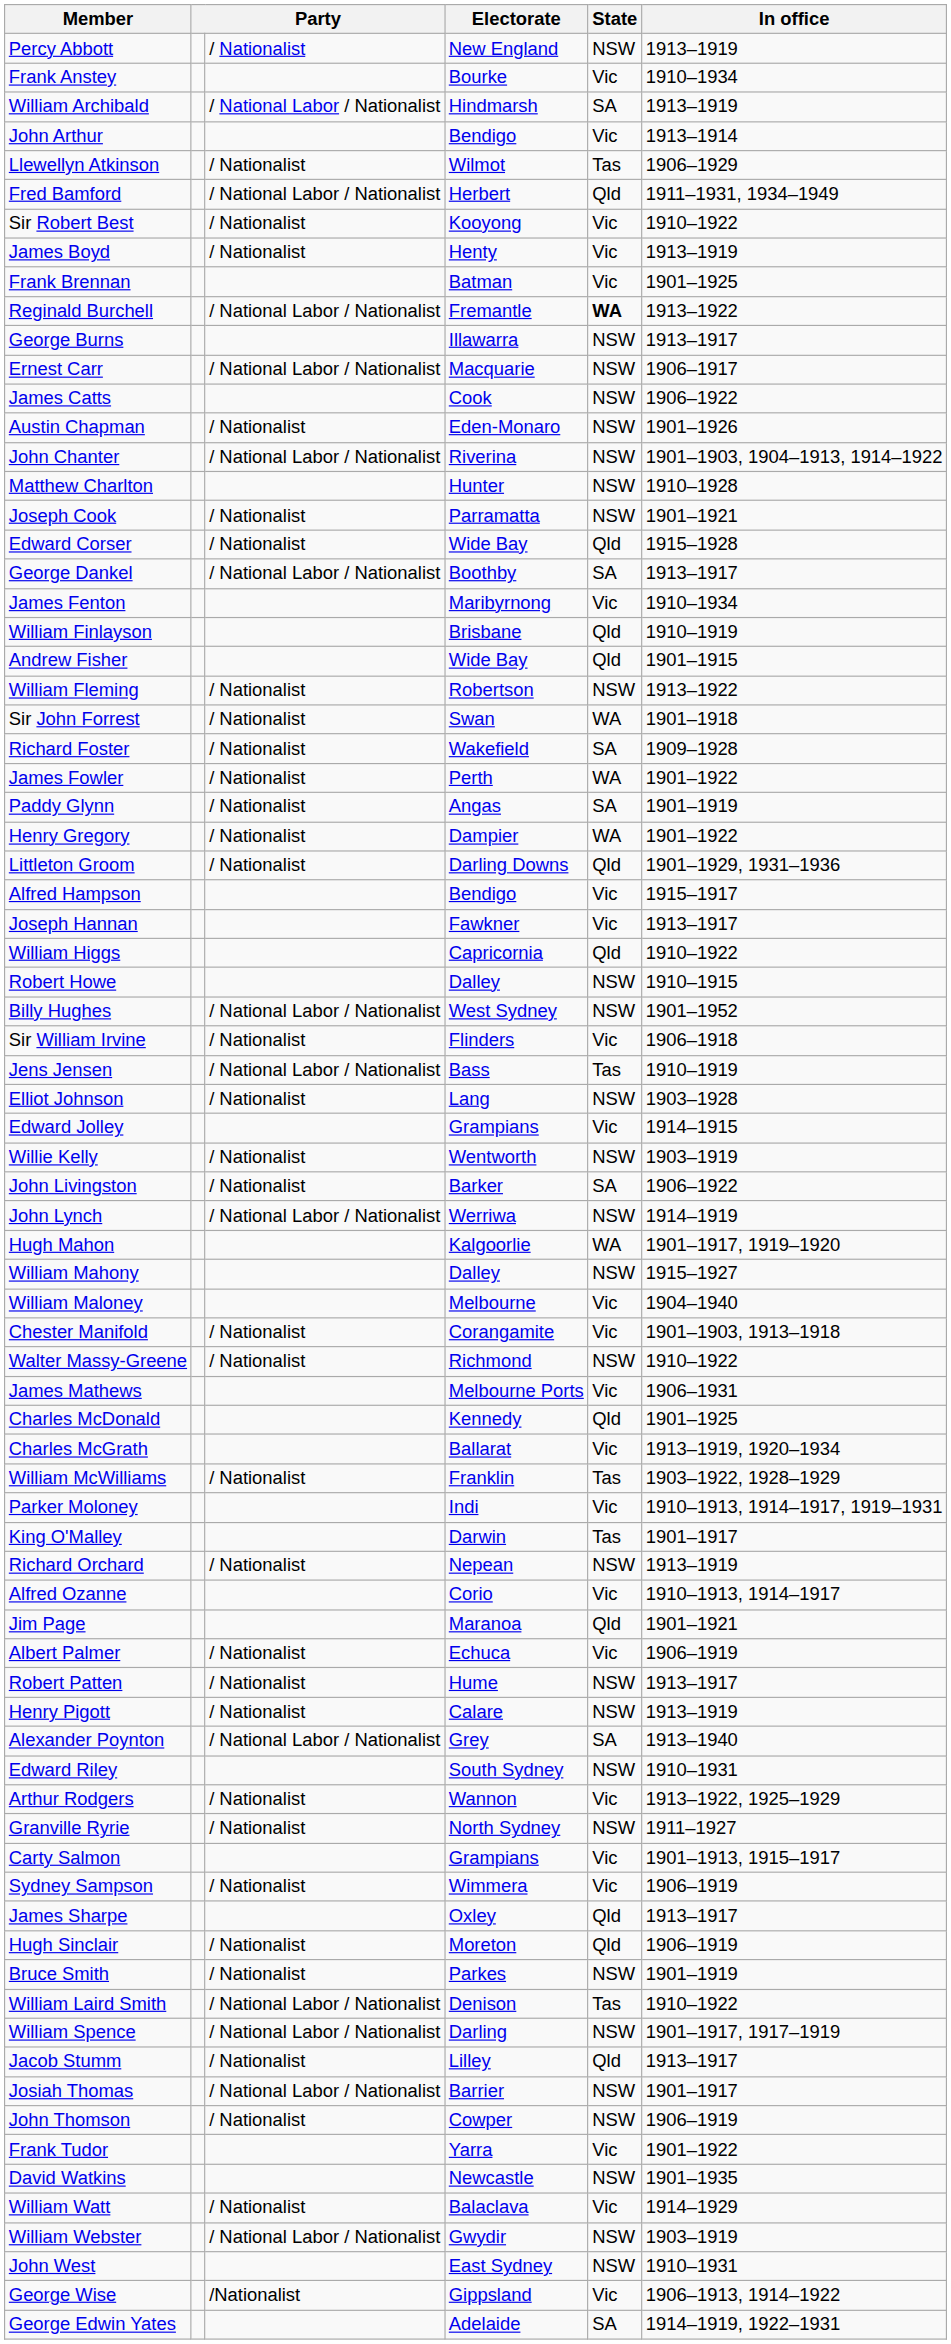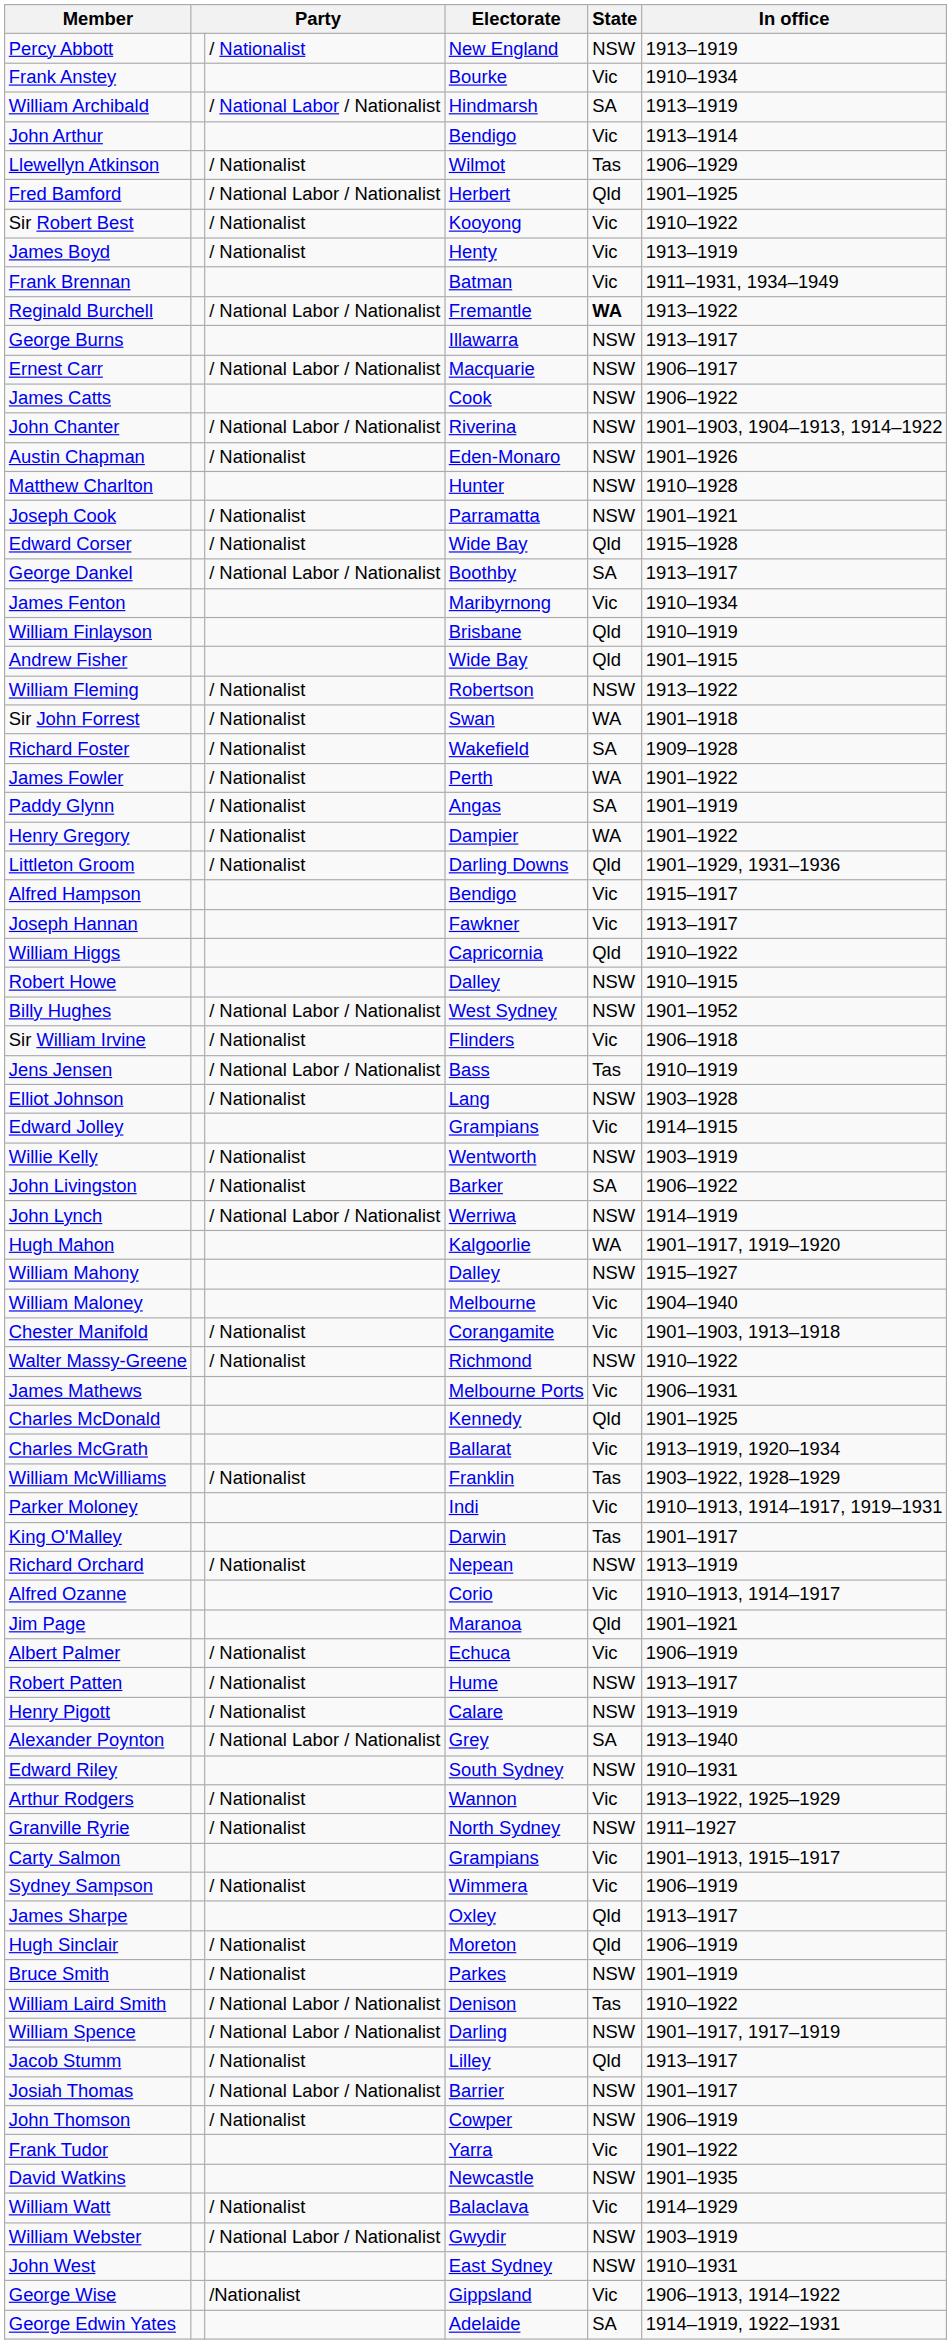(742, 194) 1911–1931, 1934–1949 -> (692, 194) 1901–1925
(692, 281) 1901–1925 -> (742, 281) 1911–1931, 1934–1949
rows swapped: (64, 456) <-> (77, 427)
